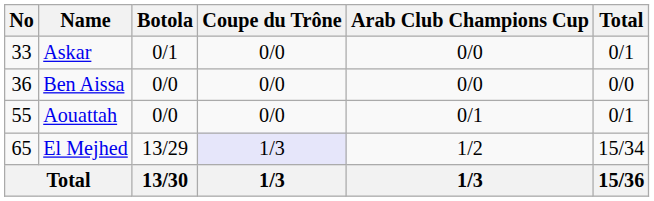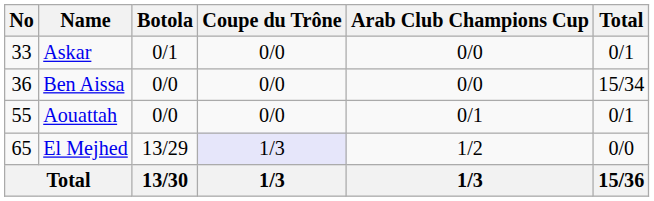(621, 84) 0/0 -> (621, 84) 15/34
(621, 148) 15/34 -> (621, 148) 0/0
